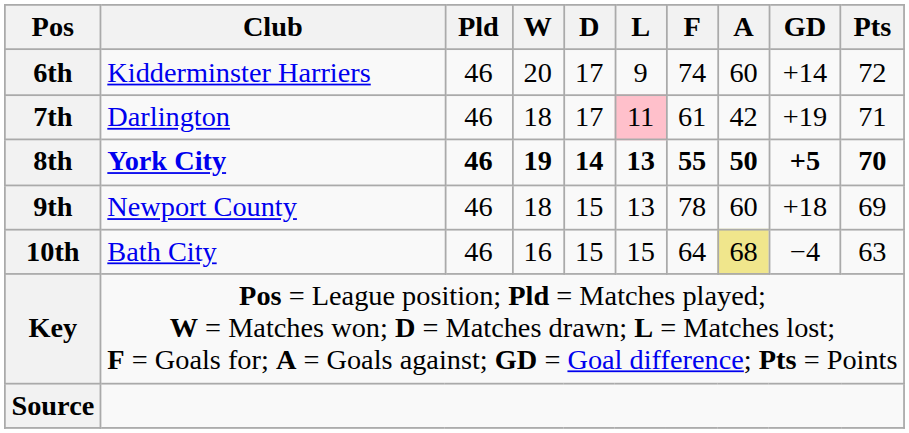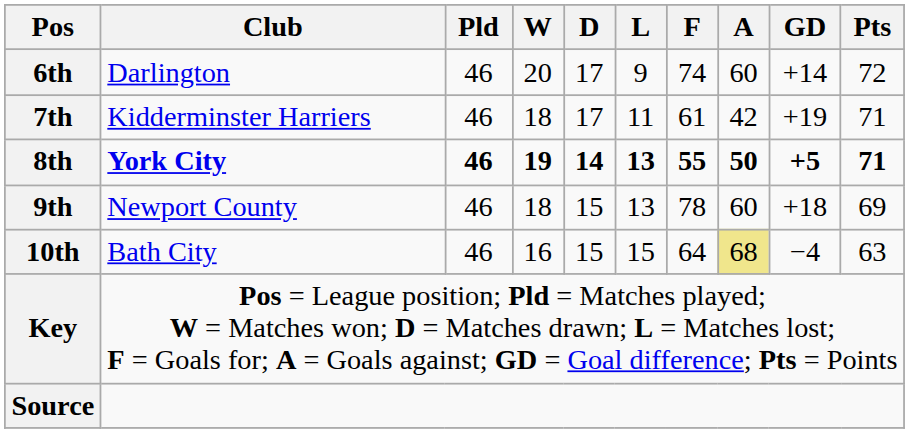(239, 71) Kidderminster Harriers -> (169, 71) Darlington
(169, 116) Darlington -> (239, 116) Kidderminster Harriers
(641, 116) pink background -> (641, 116) no background
(872, 161) 70 -> (872, 161) 71
